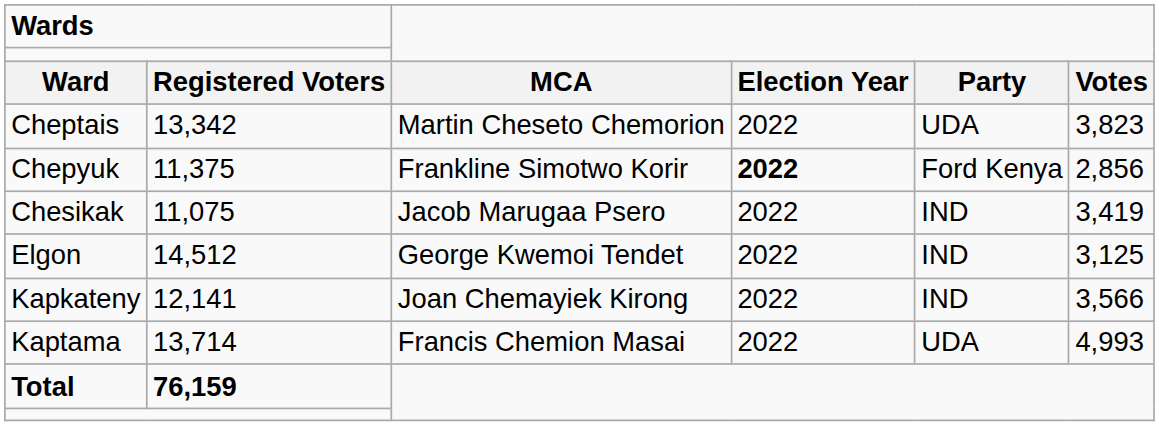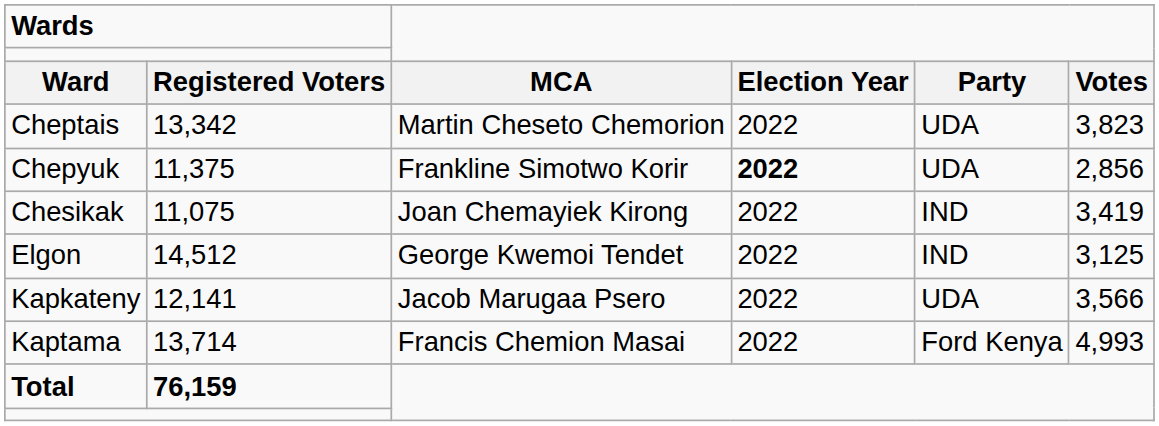(992, 168) Ford Kenya -> (950, 168) UDA
(532, 212) Jacob Marugaa Psero -> (543, 212) Joan Chemayiek Kirong
(543, 299) Joan Chemayiek Kirong -> (532, 299) Jacob Marugaa Psero
(945, 299) IND -> (950, 299) UDA
(950, 342) UDA -> (992, 342) Ford Kenya
